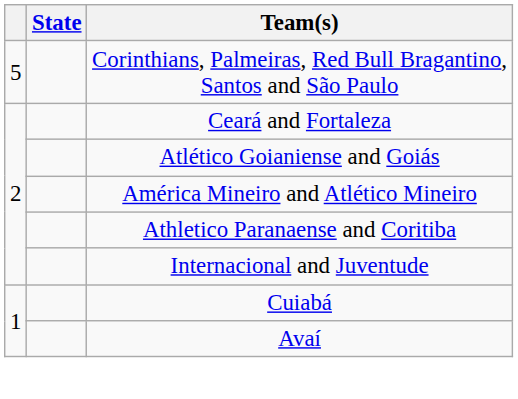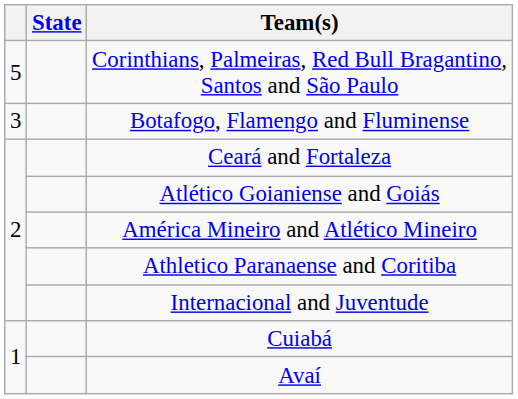+ row: (300, 120)
